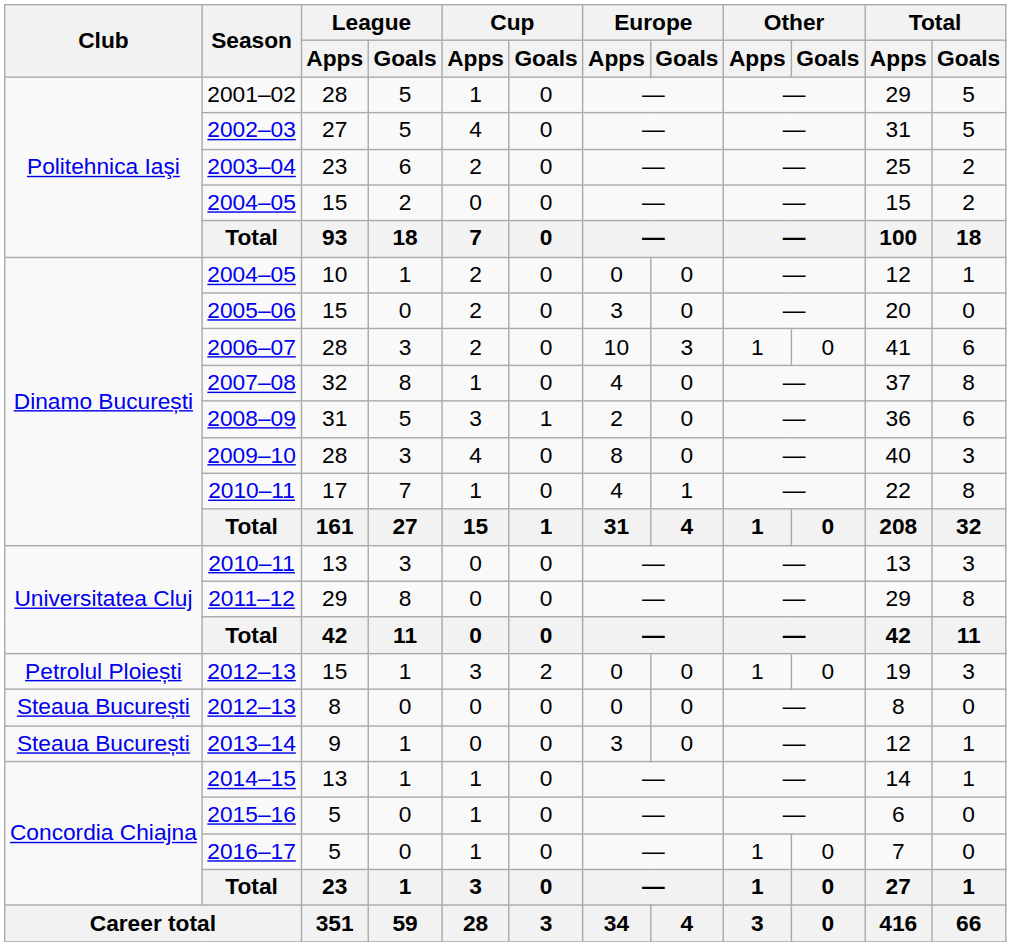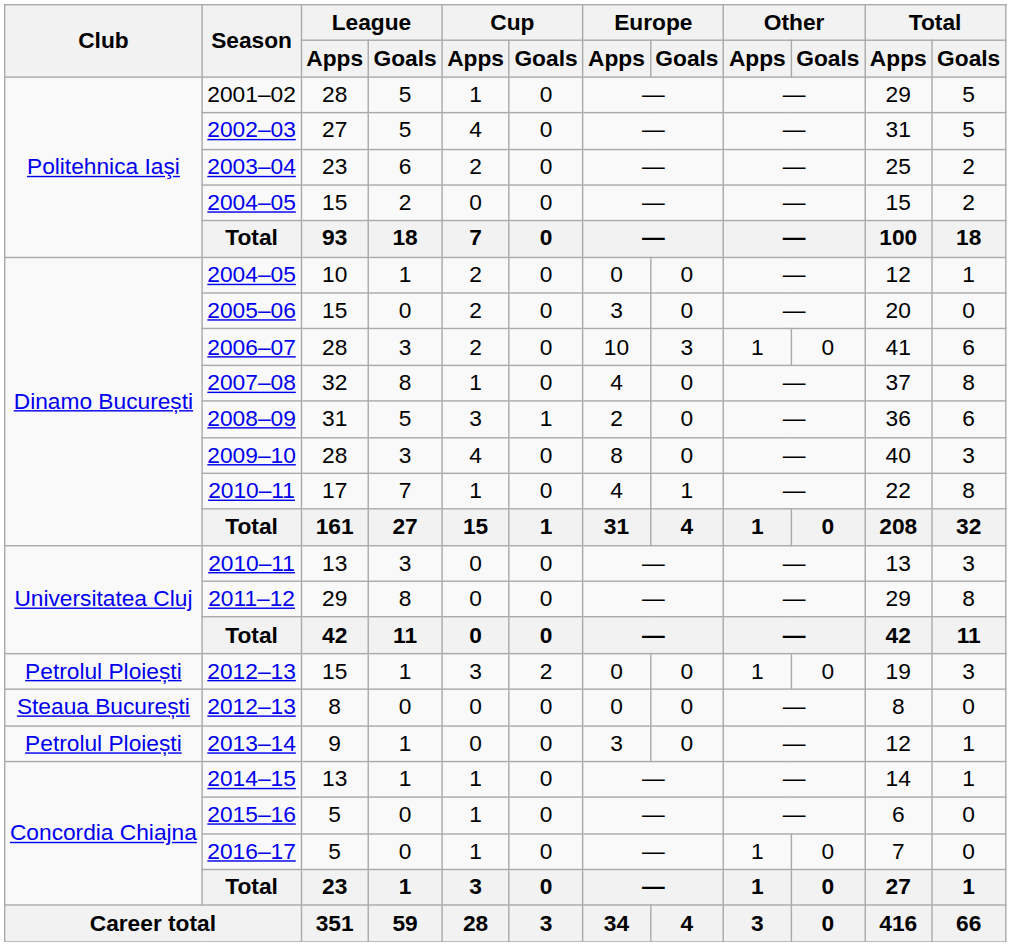(103, 743) Steaua București -> (103, 743) Petrolul Ploiești
